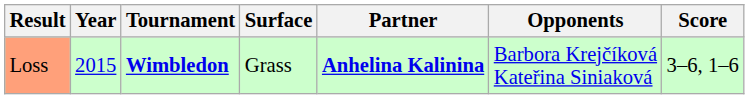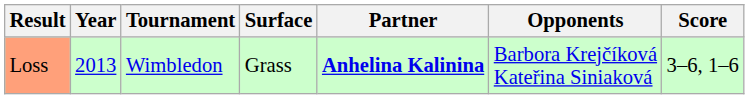(96, 65) 2015 -> (96, 65) 2013
(177, 65) bold -> (174, 65) normal
